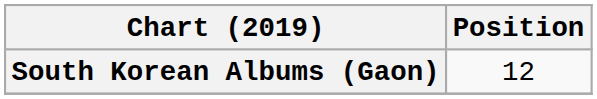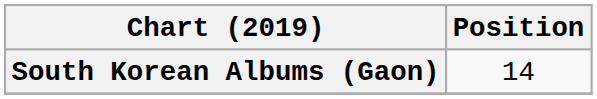(518, 72) 12 -> (518, 72) 14
